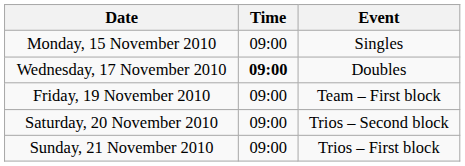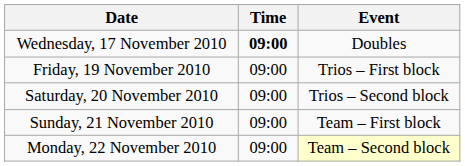- row: (122, 43)
(379, 95) Team – First block -> (379, 69) Trios – First block
(379, 148) Trios – First block -> (379, 122) Team – First block
+ row: (122, 148)
